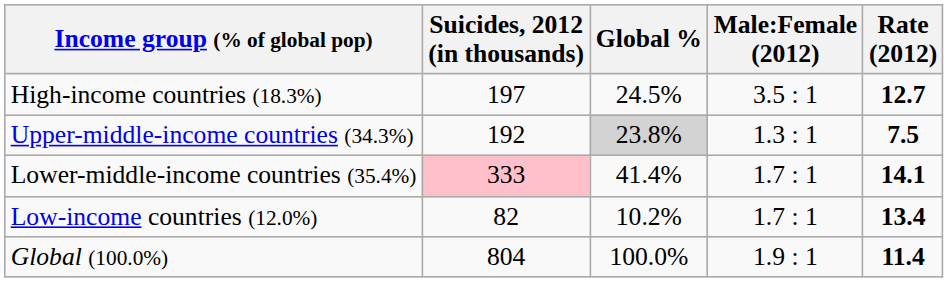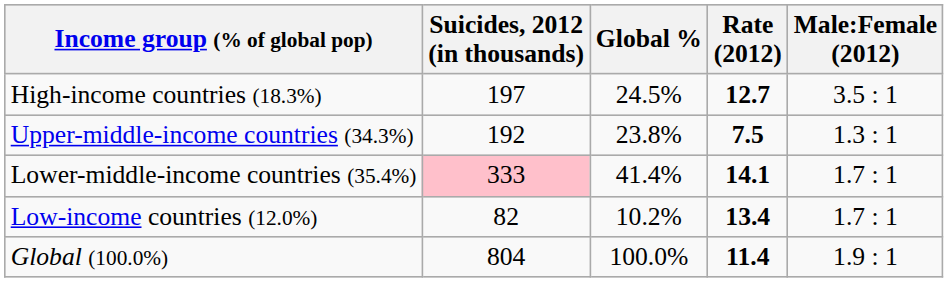columns swapped: (903, 39) <-> (785, 39)
(649, 134) lightgrey background -> (649, 134) no background
